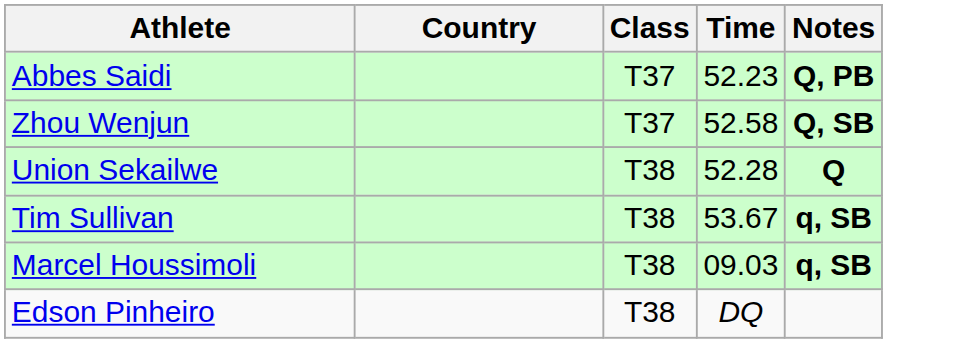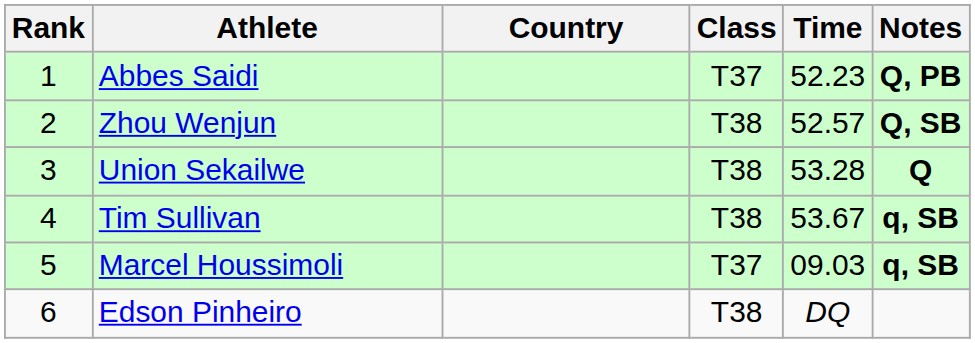+ column: (48, 28)
(650, 123) T37 -> (737, 123) T38
(741, 123) 52.58 -> (828, 123) 52.57
(741, 170) 52.28 -> (828, 170) 53.28
(650, 265) T38 -> (737, 265) T37
